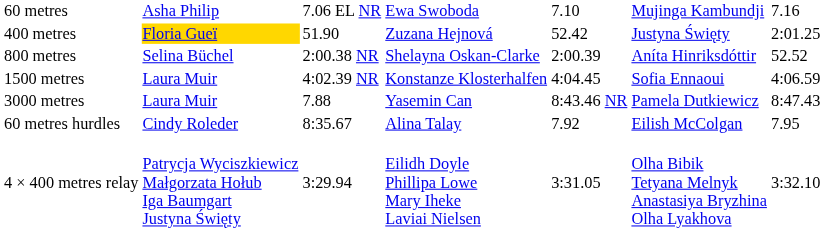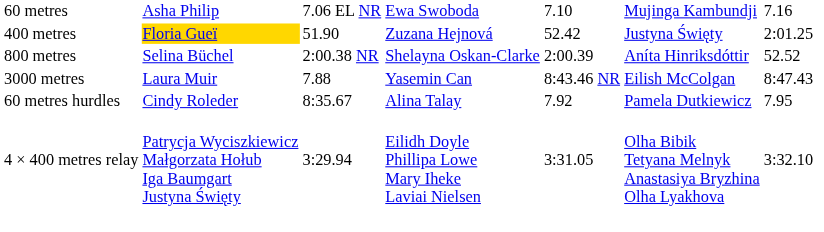- row: (44, 78)
(695, 100) Pamela Dutkiewicz -> (680, 78) Eilish McColgan
(687, 123) Eilish McColgan -> (688, 100) Pamela Dutkiewicz
